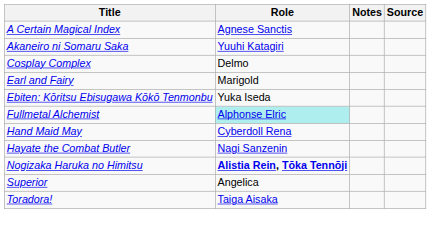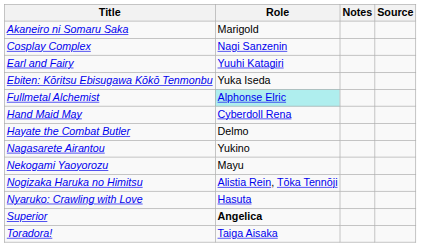- row: (64, 30)
(251, 47) Yuuhi Katagiri -> (238, 30) Marigold
(233, 64) Delmo -> (252, 47) Nagi Sanzenin
(238, 81) Marigold -> (251, 64) Yuuhi Katagiri
(252, 149) Nagi Sanzenin -> (233, 132) Delmo
+ row: (56, 149)
+ row: (58, 166)
(282, 166) bold -> (278, 183) normal
+ row: (75, 200)
(238, 183) normal -> (240, 217) bold
